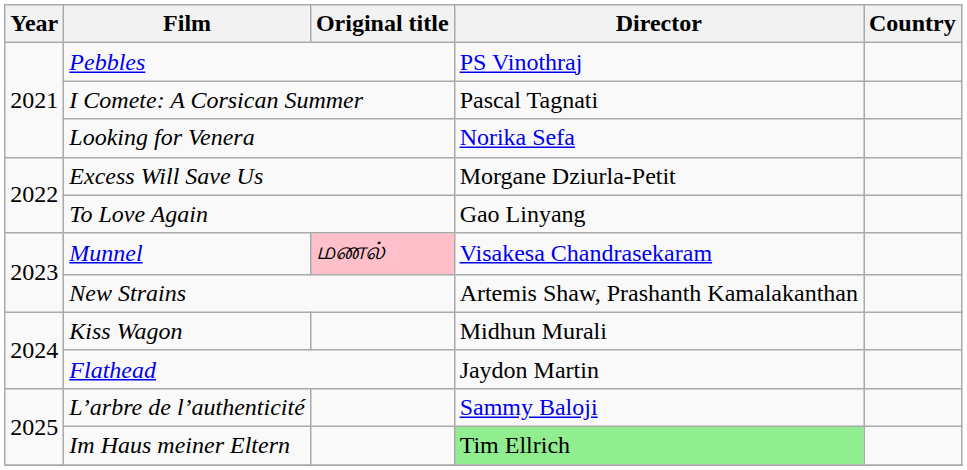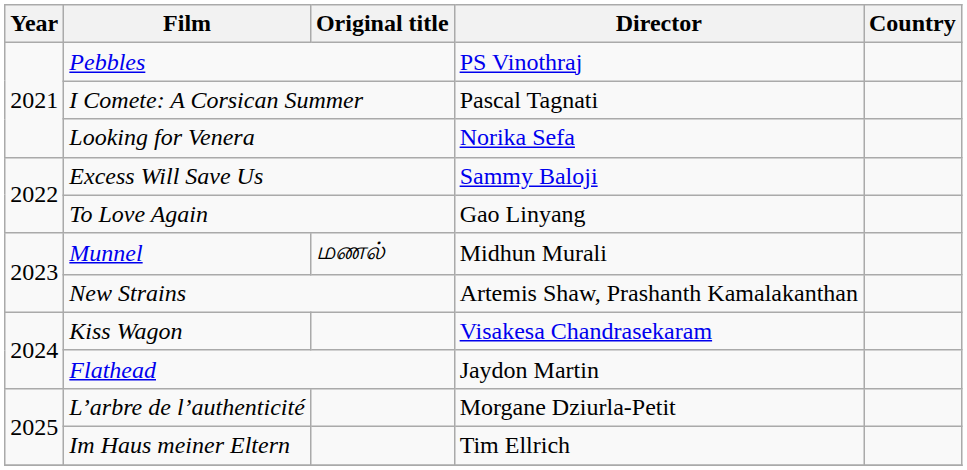(568, 175) Morgane Dziurla-Petit -> (529, 175) Sammy Baloji
(350, 251) pink background -> (350, 251) no background
(586, 253) Visakesa Chandrasekaram -> (533, 253) Midhun Murali
(533, 331) Midhun Murali -> (586, 331) Visakesa Chandrasekaram
(529, 407) Sammy Baloji -> (568, 407) Morgane Dziurla-Petit
(515, 445) lightgreen background -> (515, 445) no background
